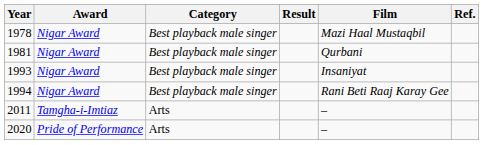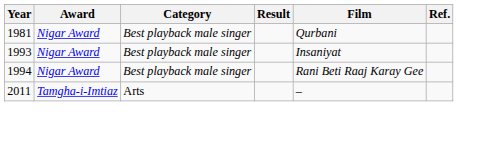- row: (19, 33)
- row: (19, 129)
